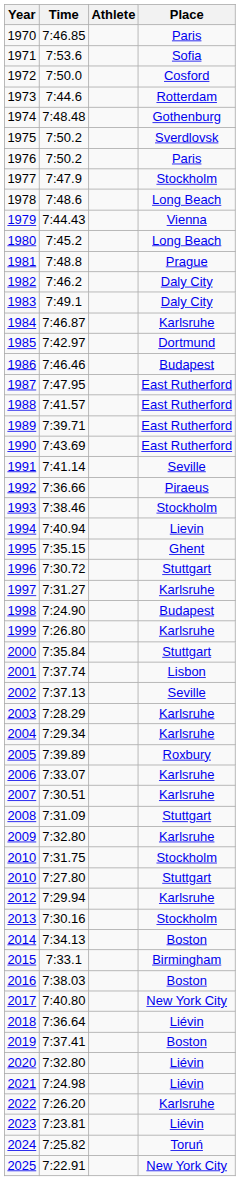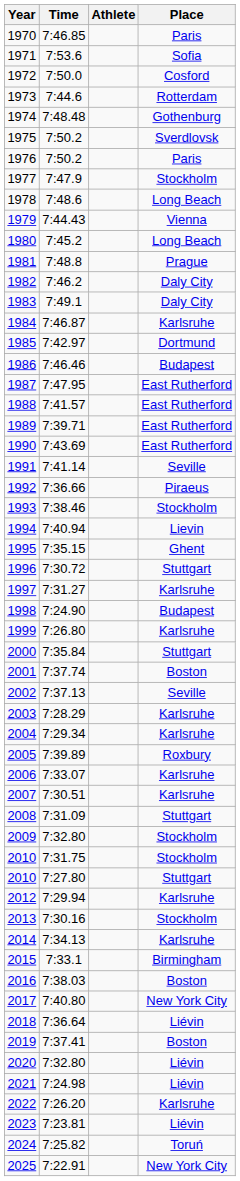(187, 672) Lisbon -> (187, 672) Boston
(187, 836) Karlsruhe -> (187, 836) Stockholm
(187, 939) Boston -> (187, 939) Karlsruhe
